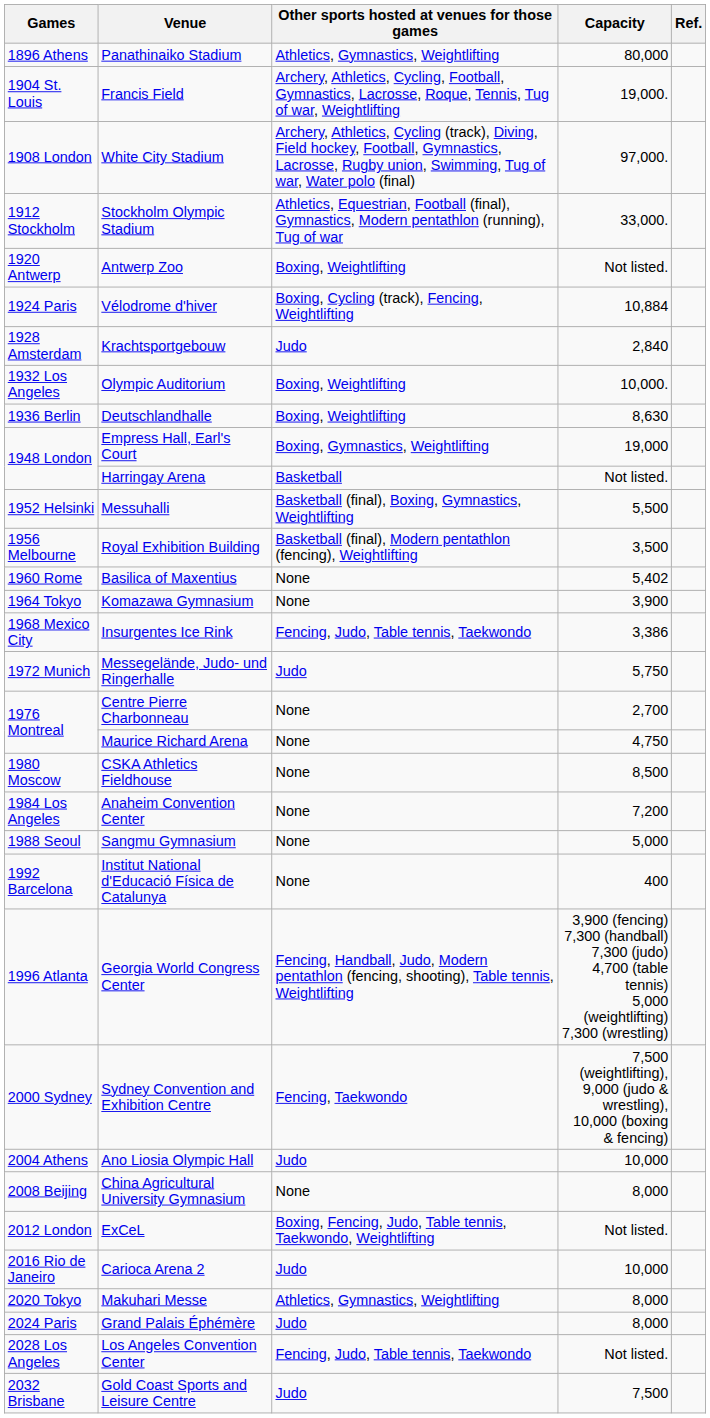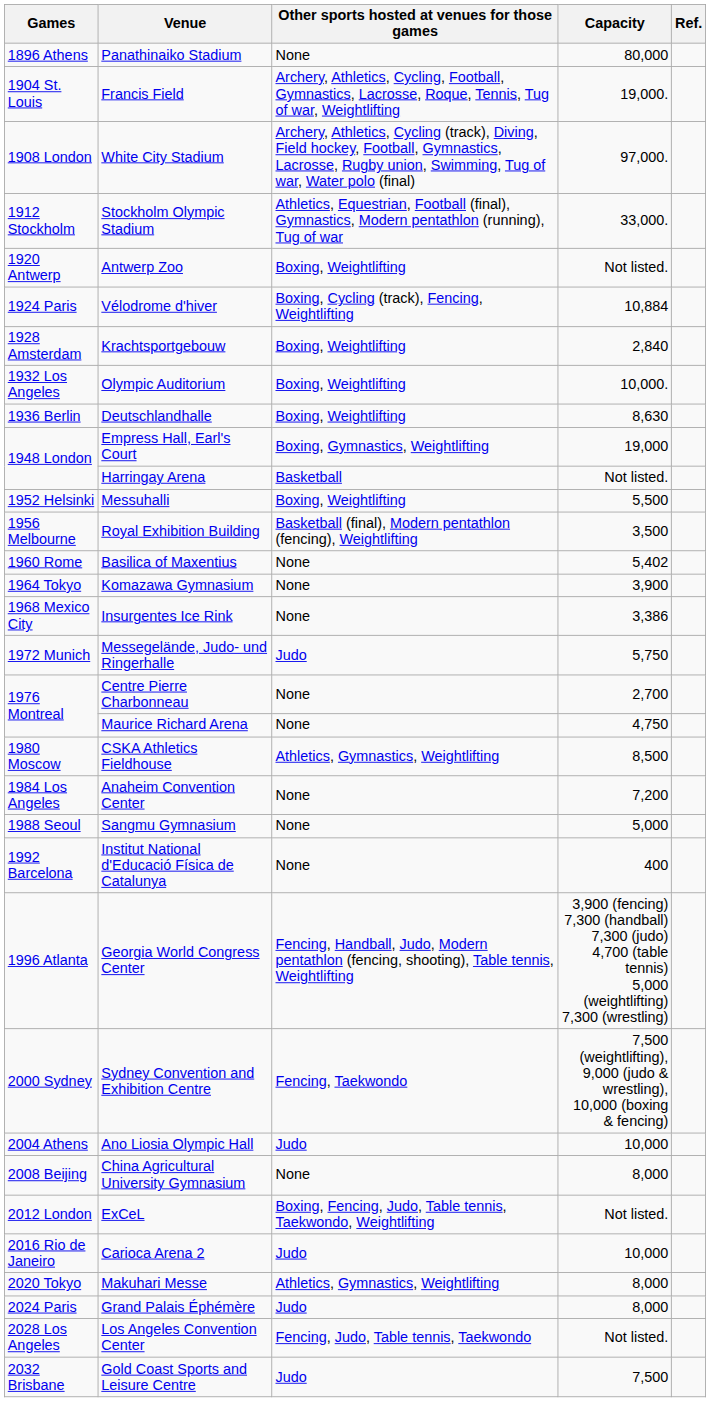(387, 54) Athletics, Gymnastics, Weightlifting -> (293, 54) None
(291, 345) Judo -> (341, 345) Boxing, Weightlifting
(398, 508) Basketball (final), Boxing, Gymnastics, Weightlifting -> (341, 500) Boxing, Weightlifting
(403, 632) Fencing, Judo, Table tennis, Taekwondo -> (293, 616) None
(293, 772) None -> (387, 756) Athletics, Gymnastics, Weightlifting
